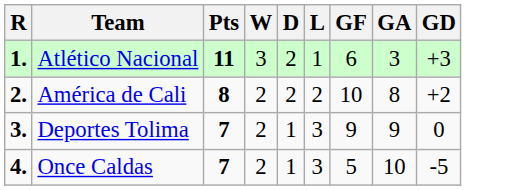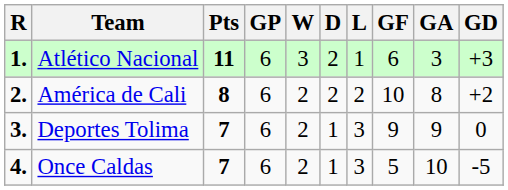+ column: (265, 22)
